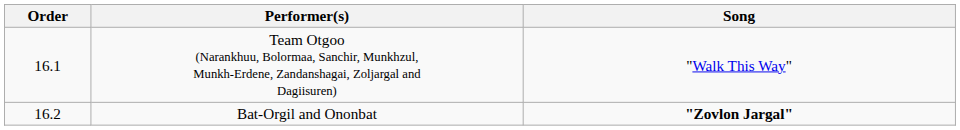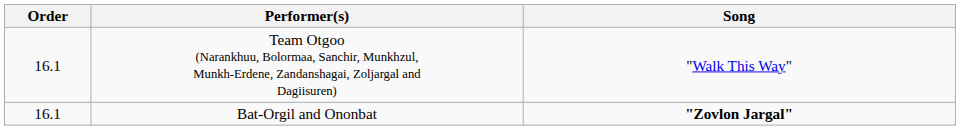(48, 114) 16.2 -> (48, 114) 16.1
